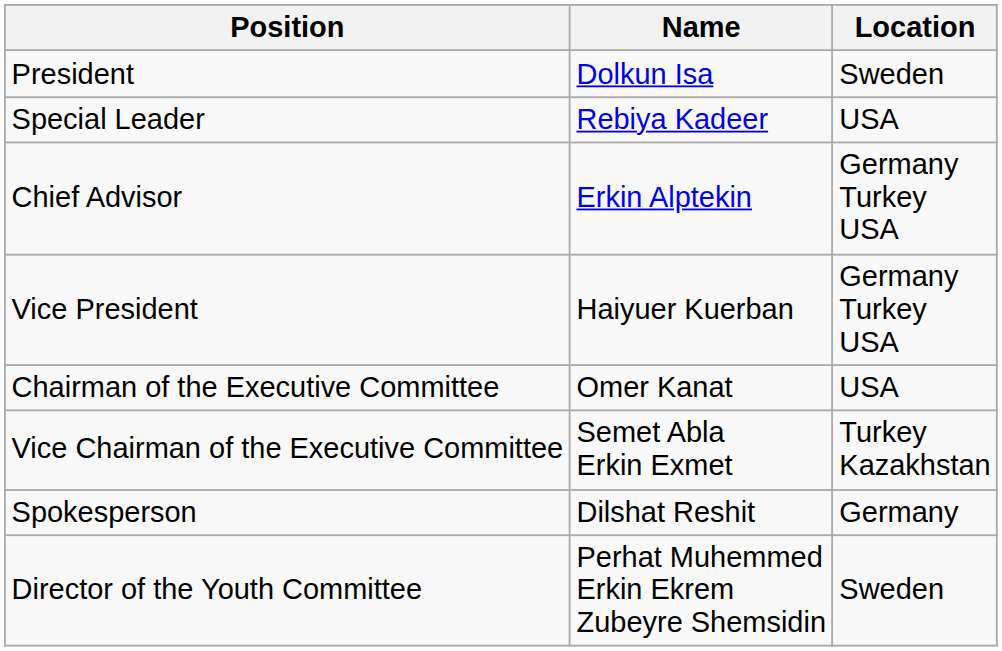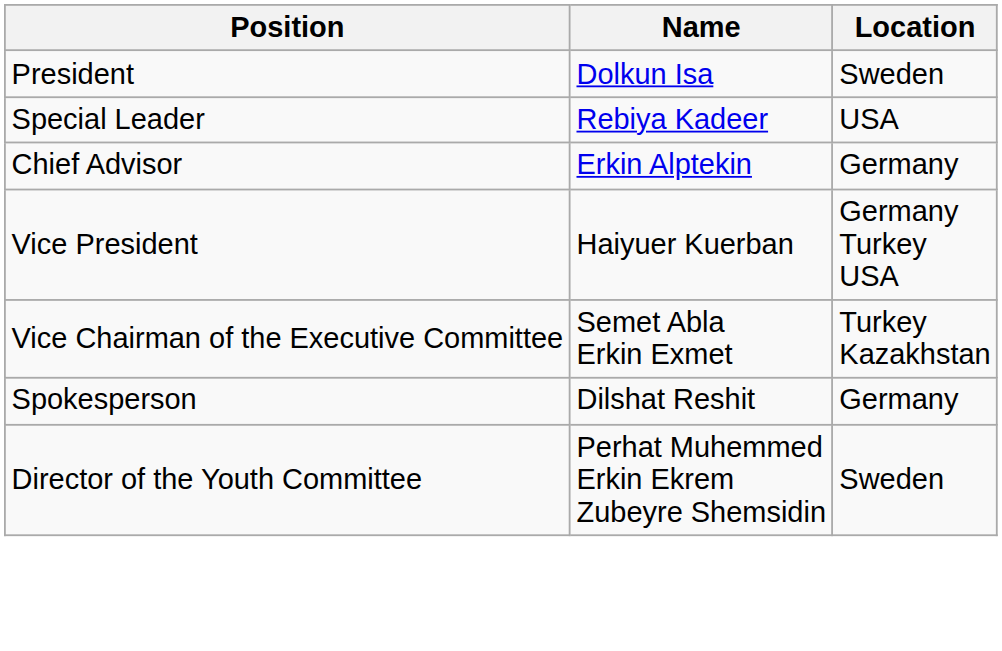(899, 197) Germany Turkey USA -> (899, 165) Germany
- row: (255, 387)
